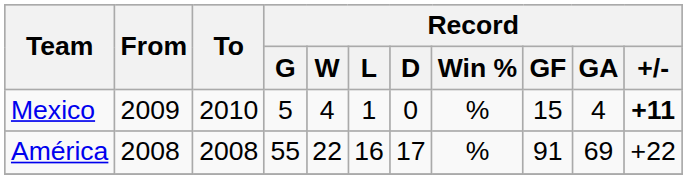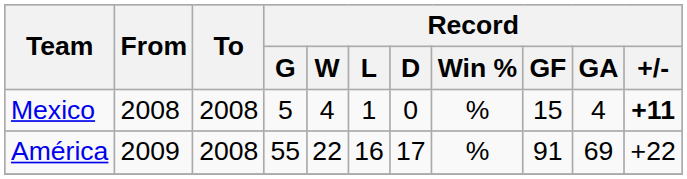(150, 109) 2009 -> (150, 109) 2008
(229, 109) 2010 -> (229, 109) 2008
(150, 151) 2008 -> (150, 151) 2009
